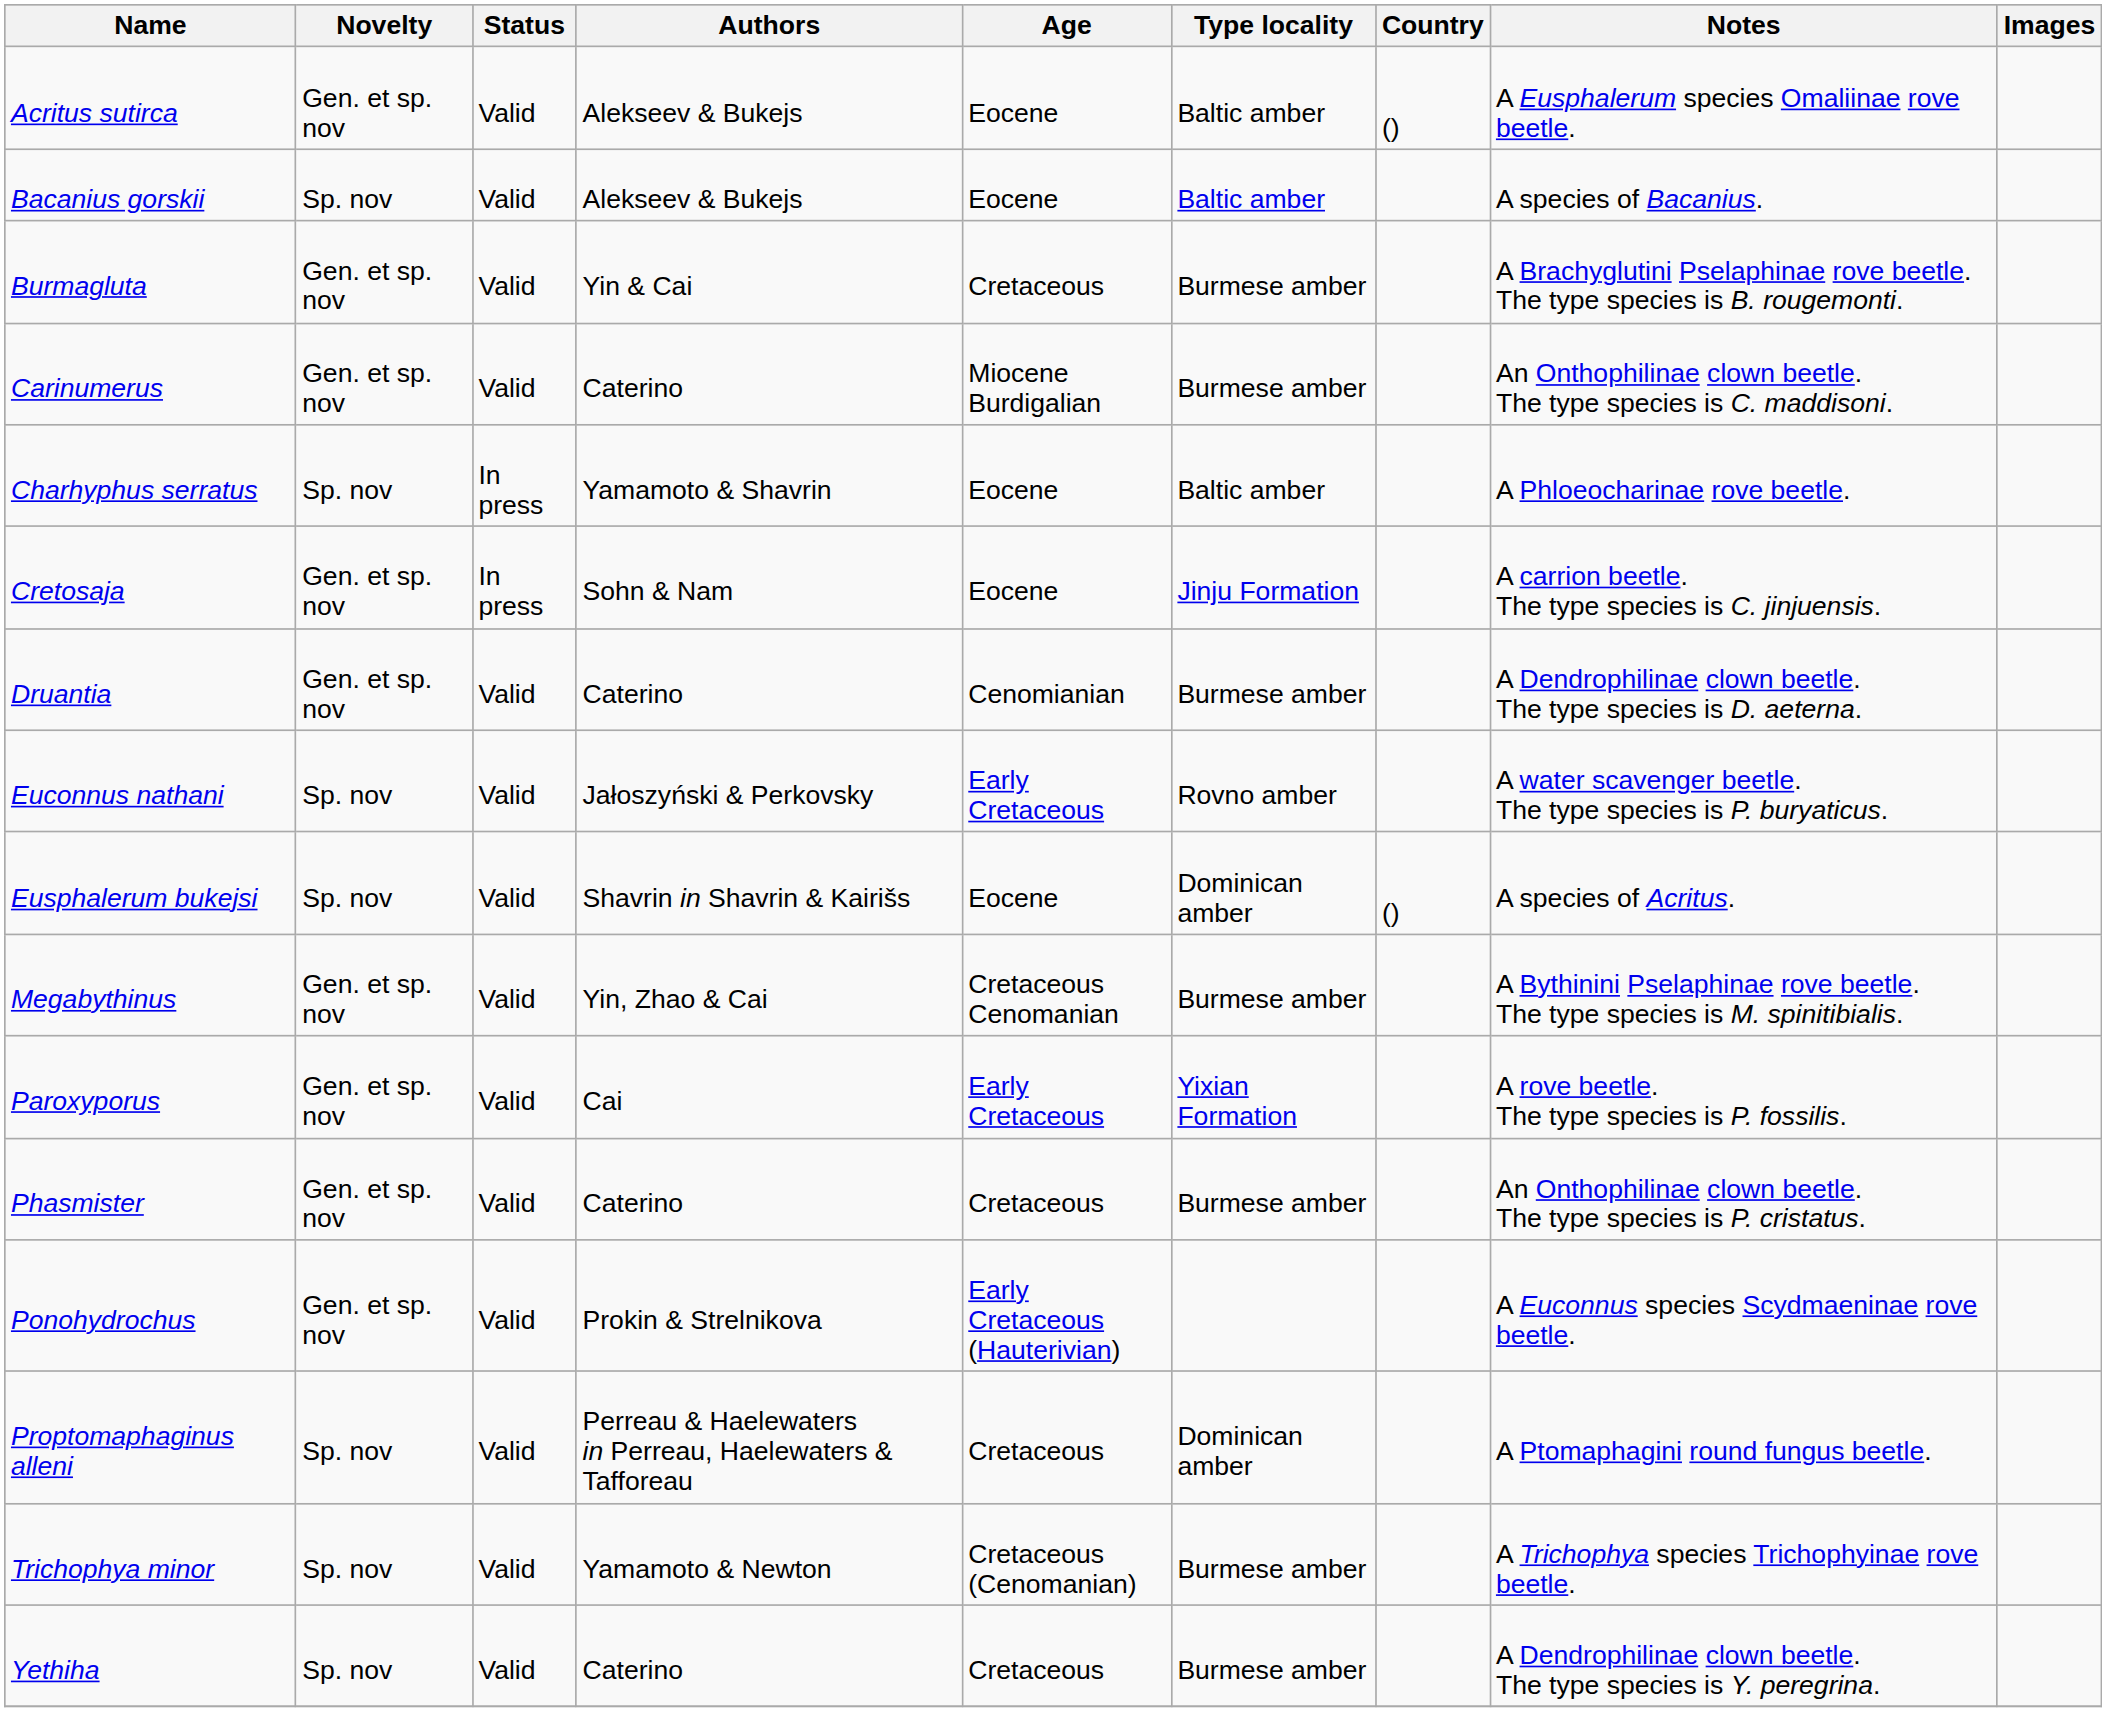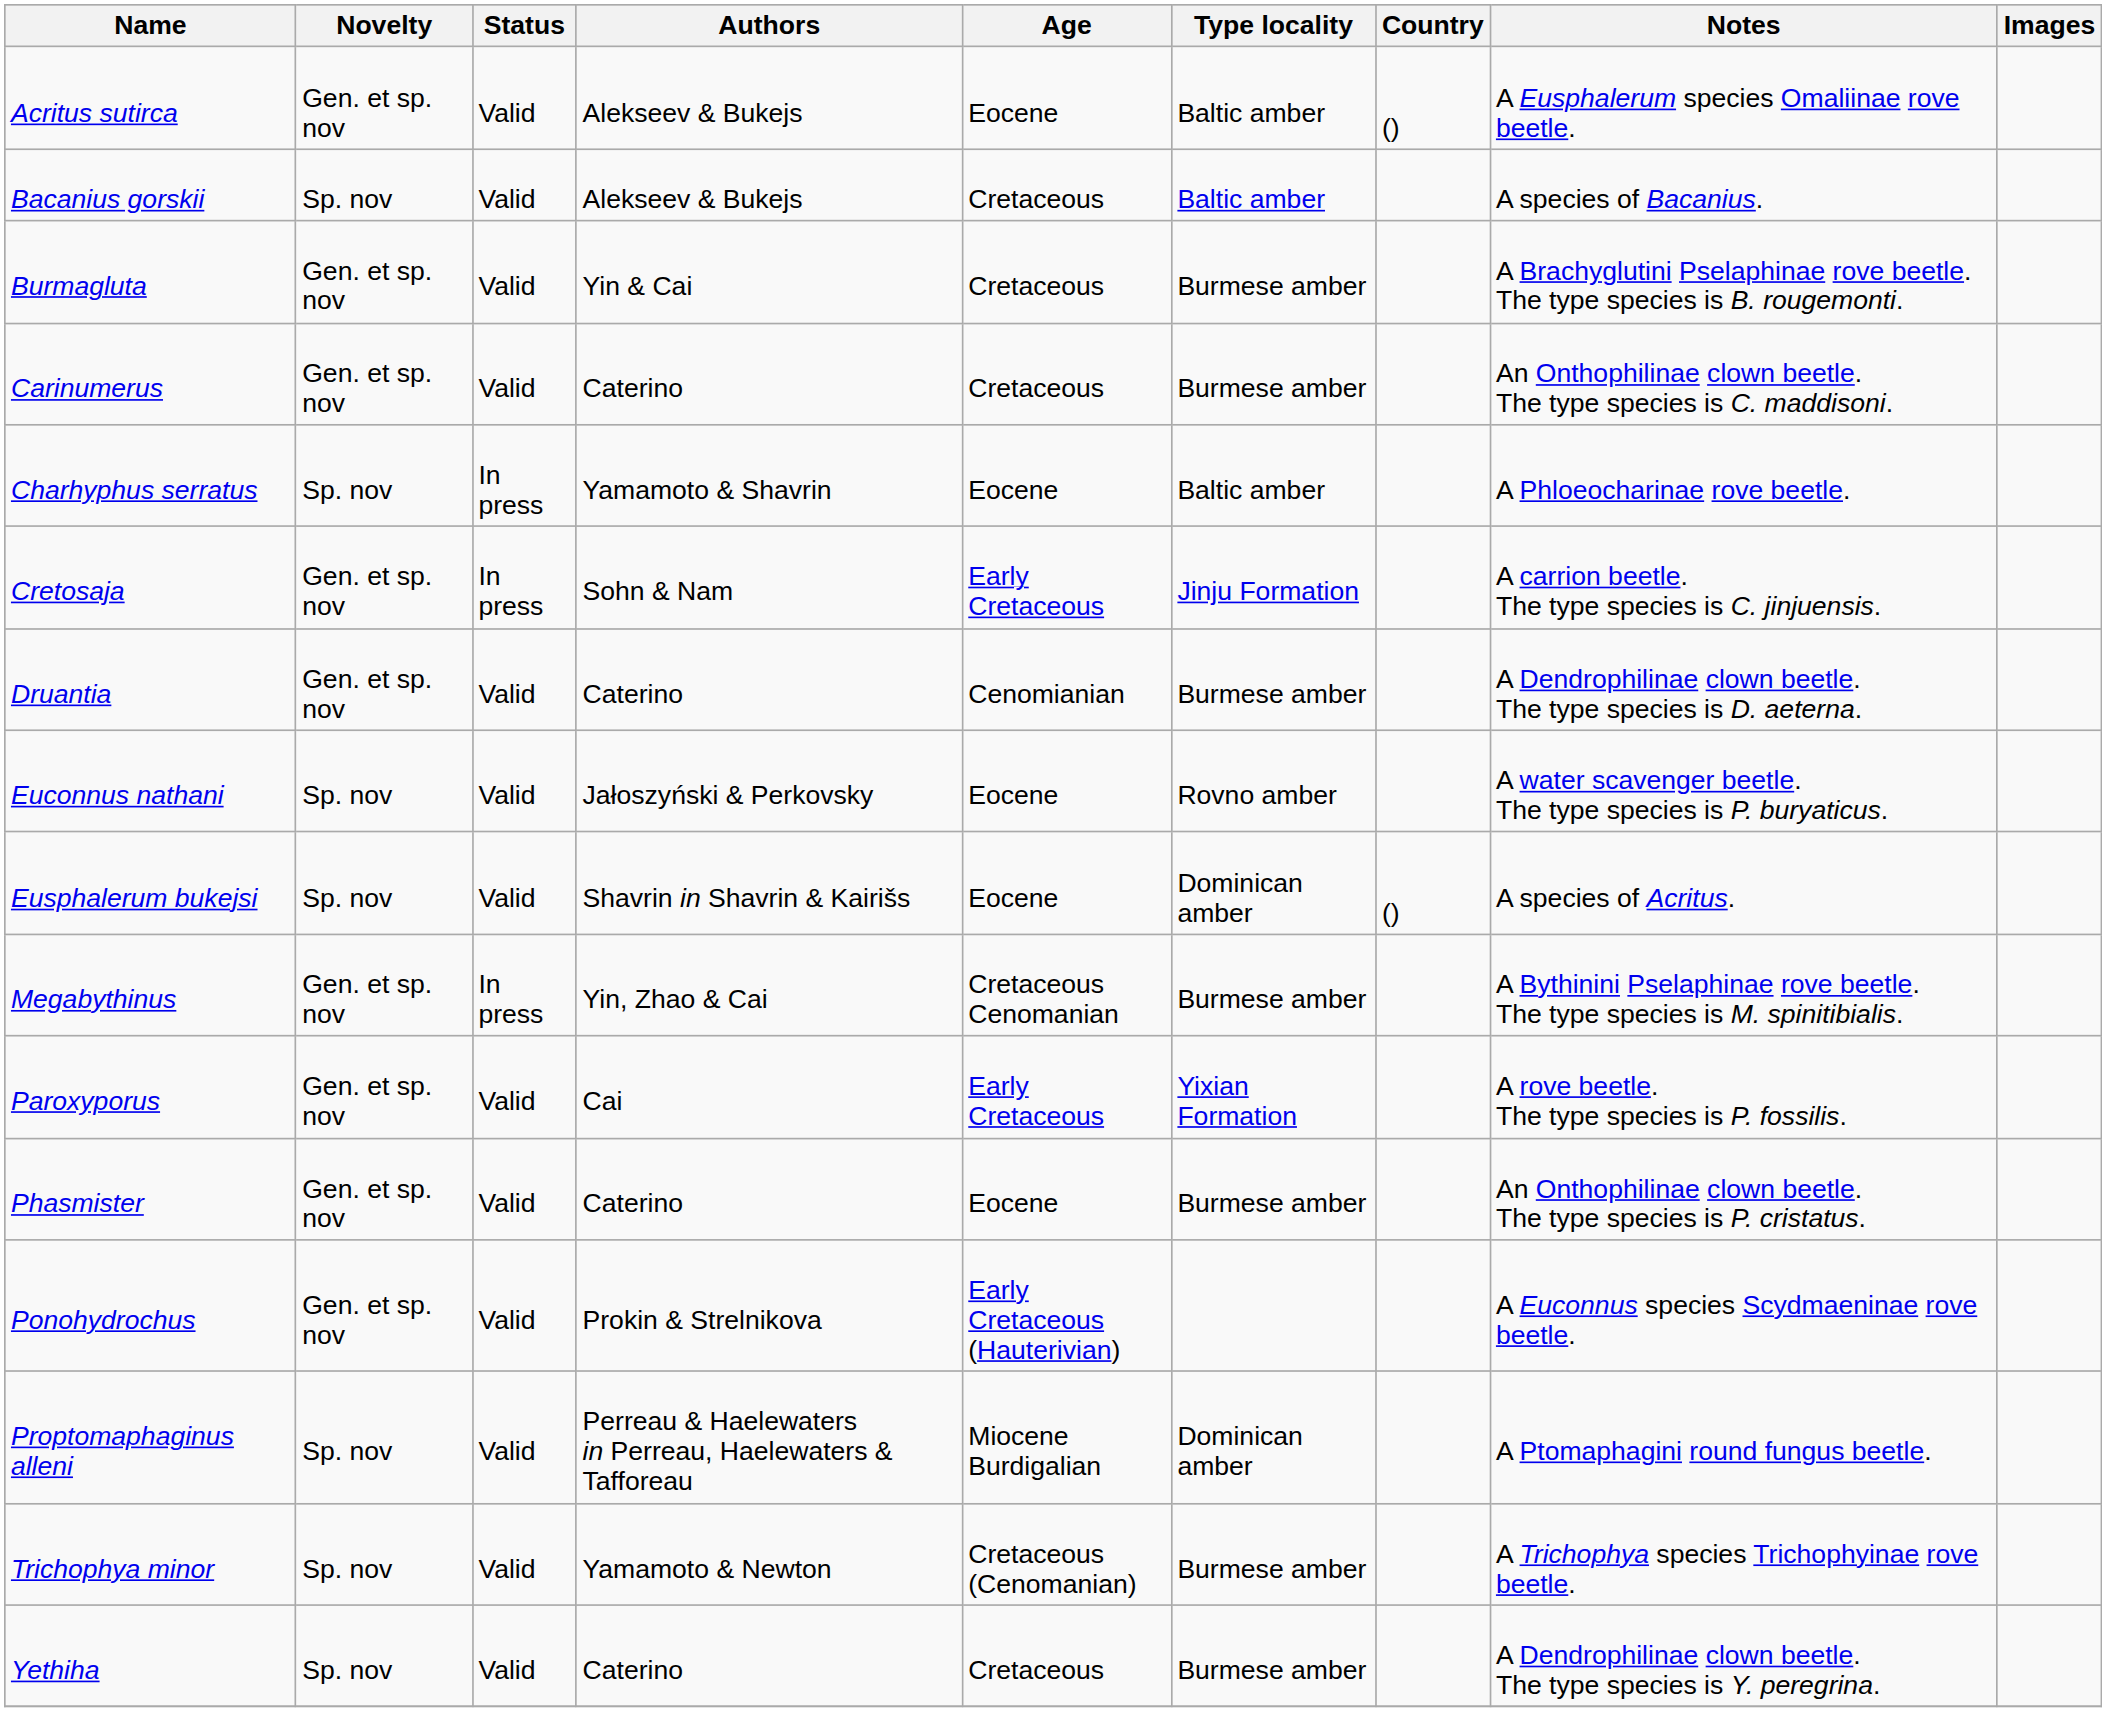(1013, 199) Eocene -> (1036, 199) Cretaceous
(1035, 388) Miocene Burdigalian -> (1036, 388) Cretaceous
(1013, 592) Eocene -> (1036, 592) Early Cretaceous
(1036, 795) Early Cretaceous -> (1013, 795) Eocene
(507, 999) Valid -> (511, 999) In press
(1036, 1203) Cretaceous -> (1013, 1203) Eocene
(1036, 1451) Cretaceous -> (1035, 1451) Miocene Burdigalian
